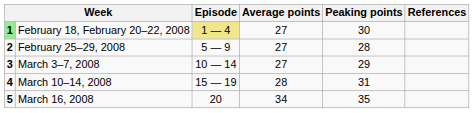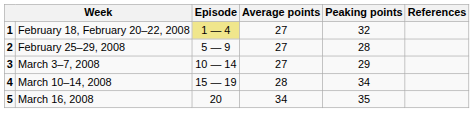(10, 30) lightgreen background -> (10, 30) no background
(364, 30) 30 -> (364, 30) 32
(364, 82) 31 -> (364, 82) 34
